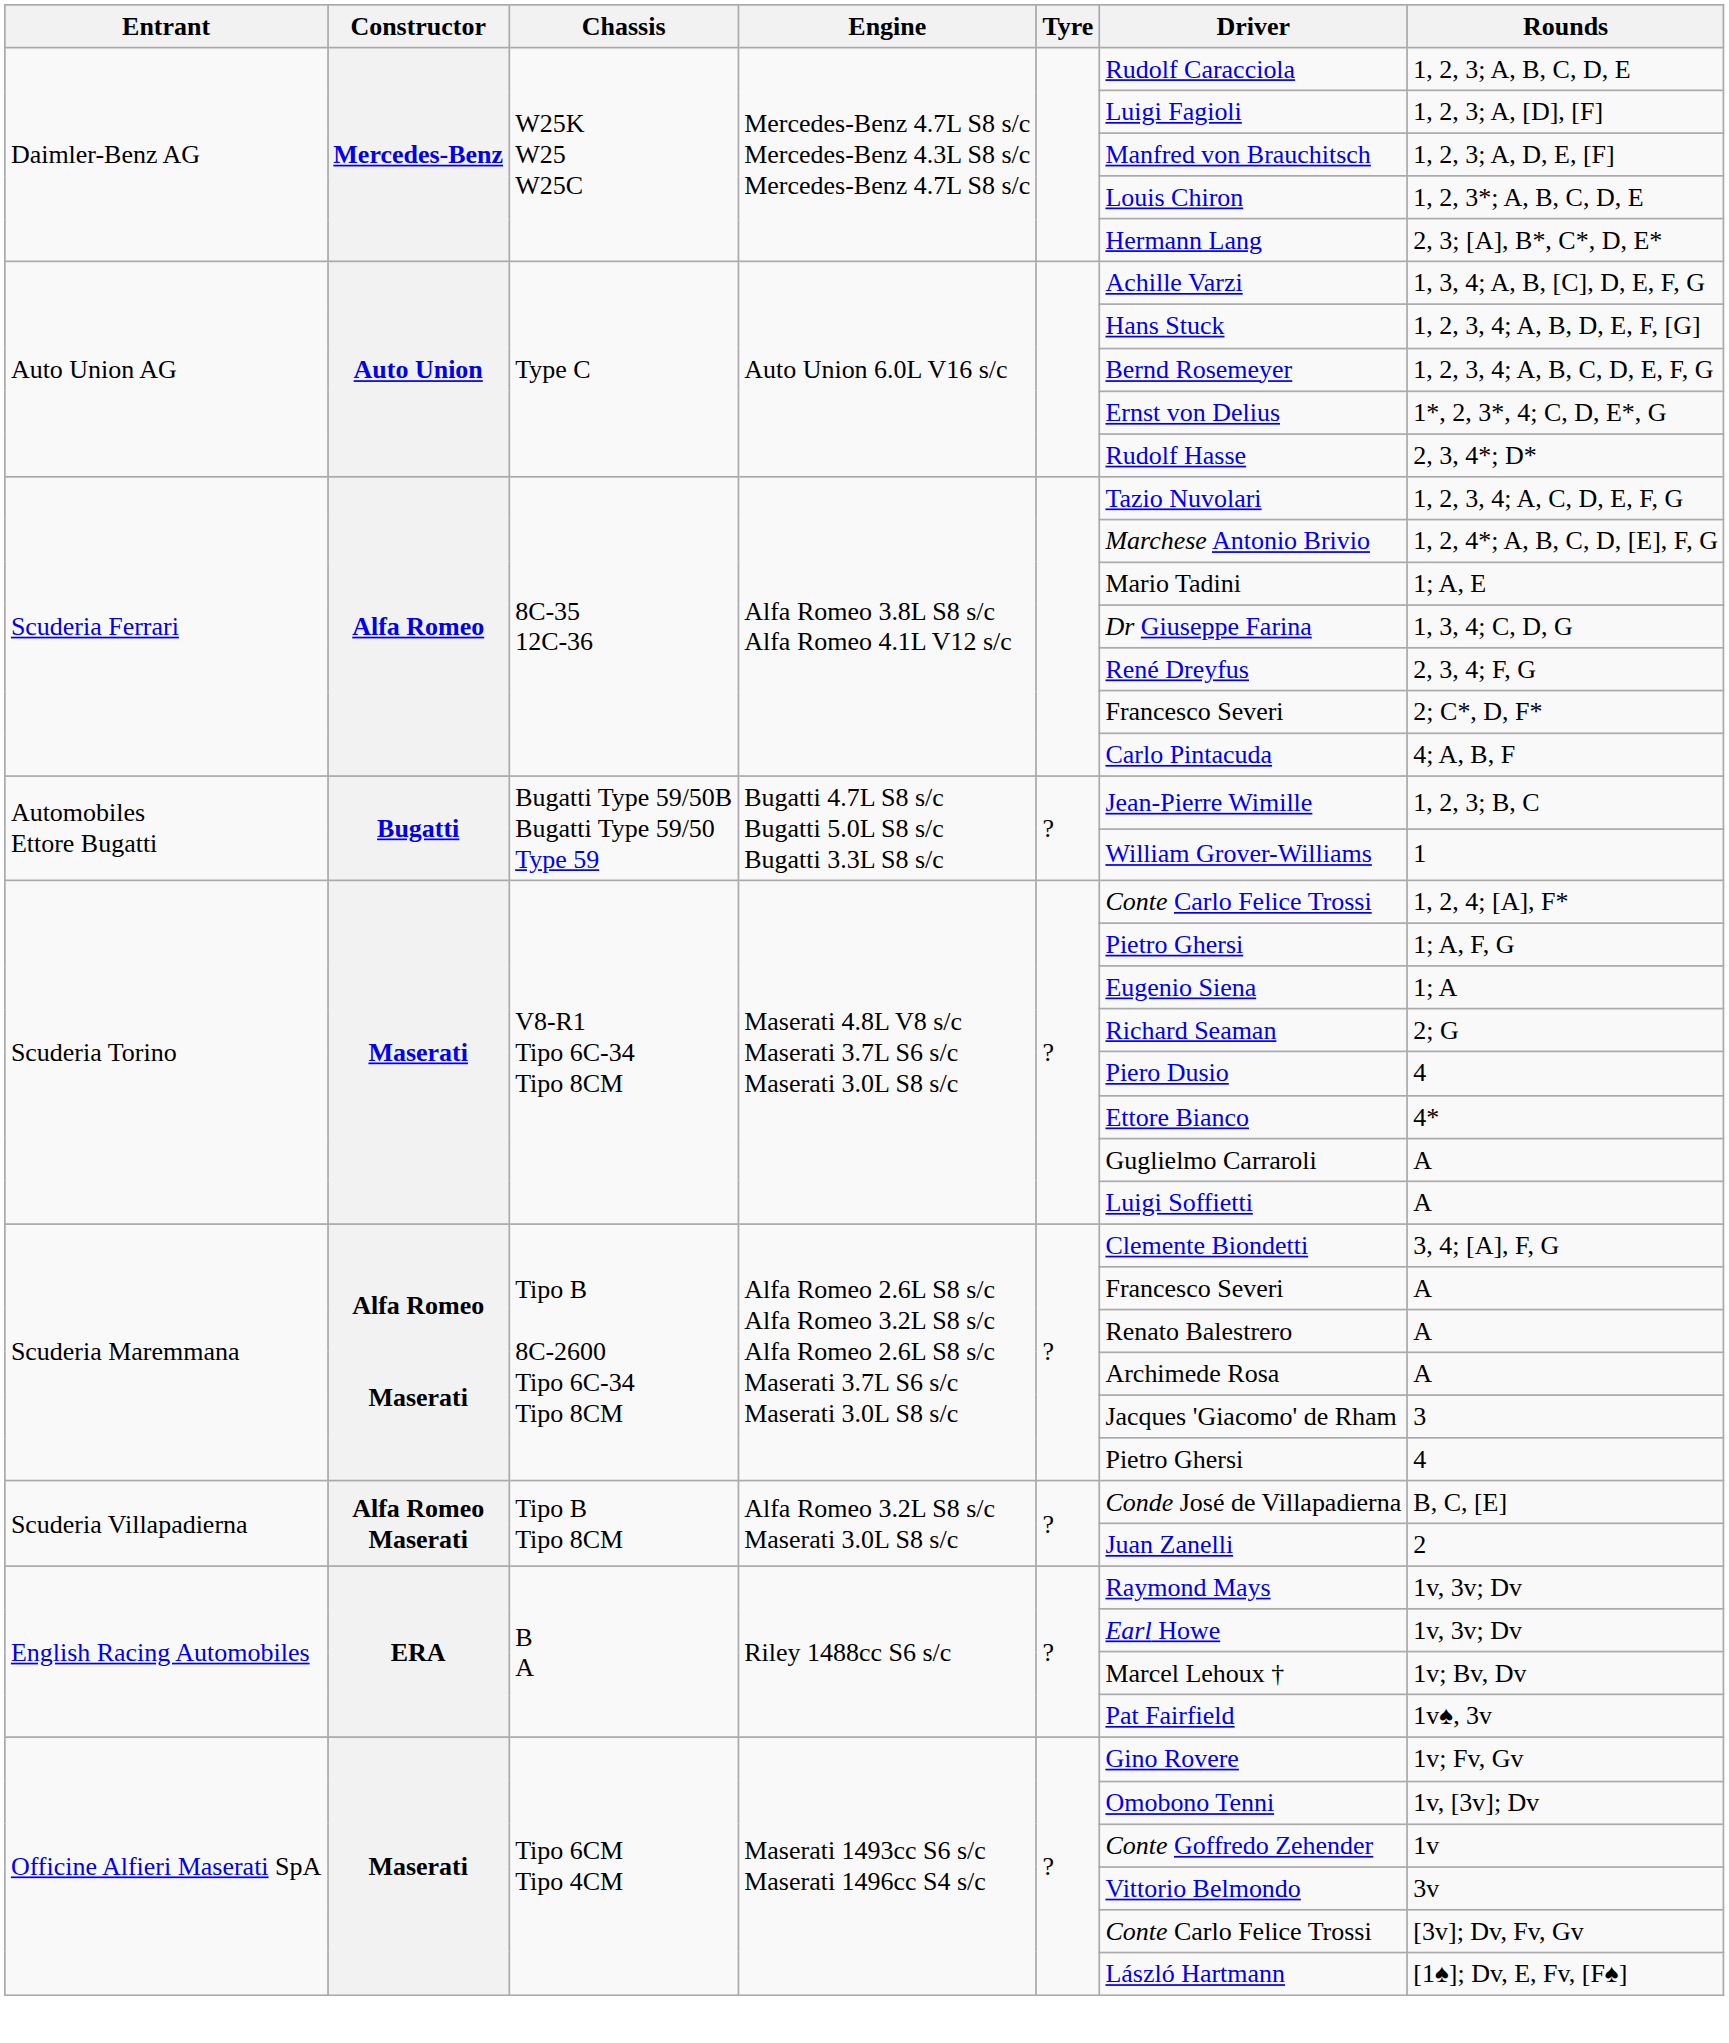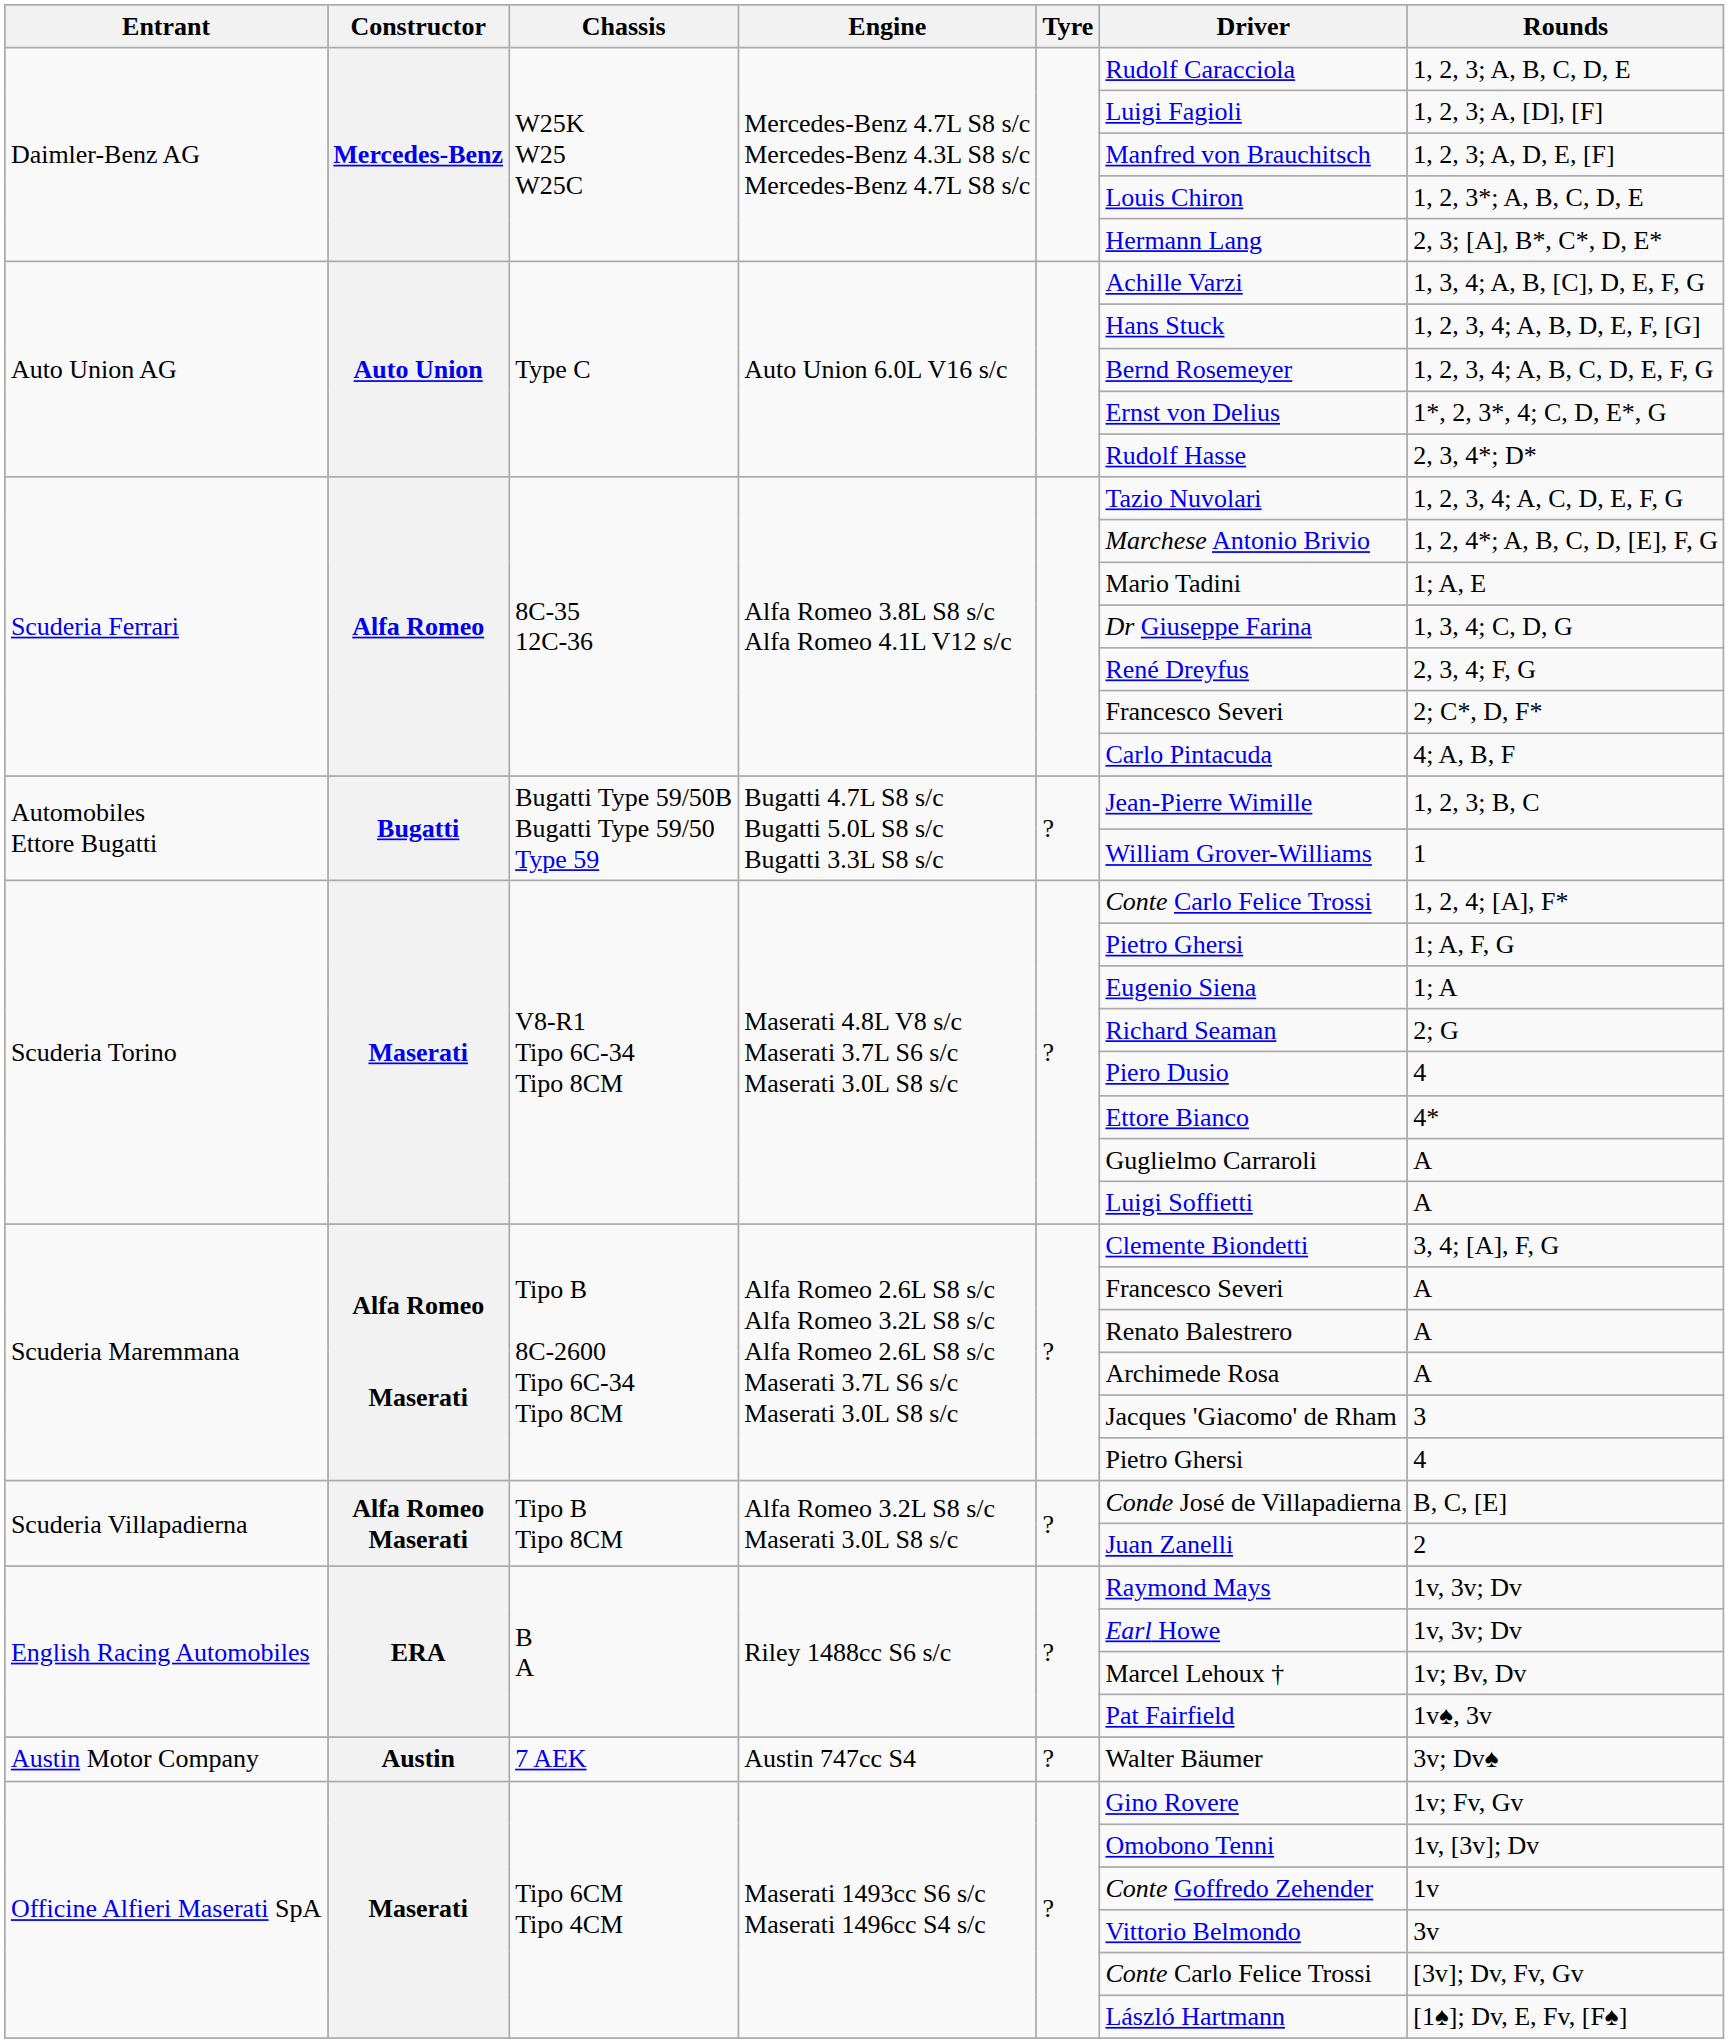+ row: (135, 1759)
